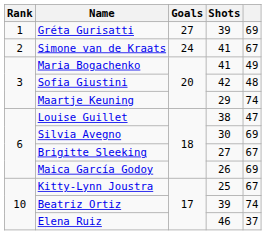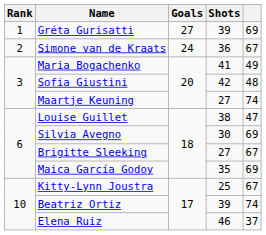(224, 48) 41 -> (224, 48) 36
(224, 100) 29 -> (224, 100) 27
(224, 169) 26 -> (224, 169) 35
